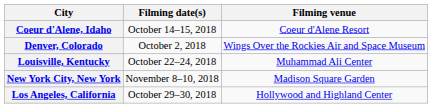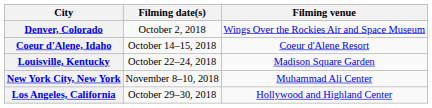rows swapped: (64, 45) <-> (64, 29)
(324, 62) Muhammad Ali Center -> (324, 62) Madison Square Garden
(324, 78) Madison Square Garden -> (324, 78) Muhammad Ali Center
